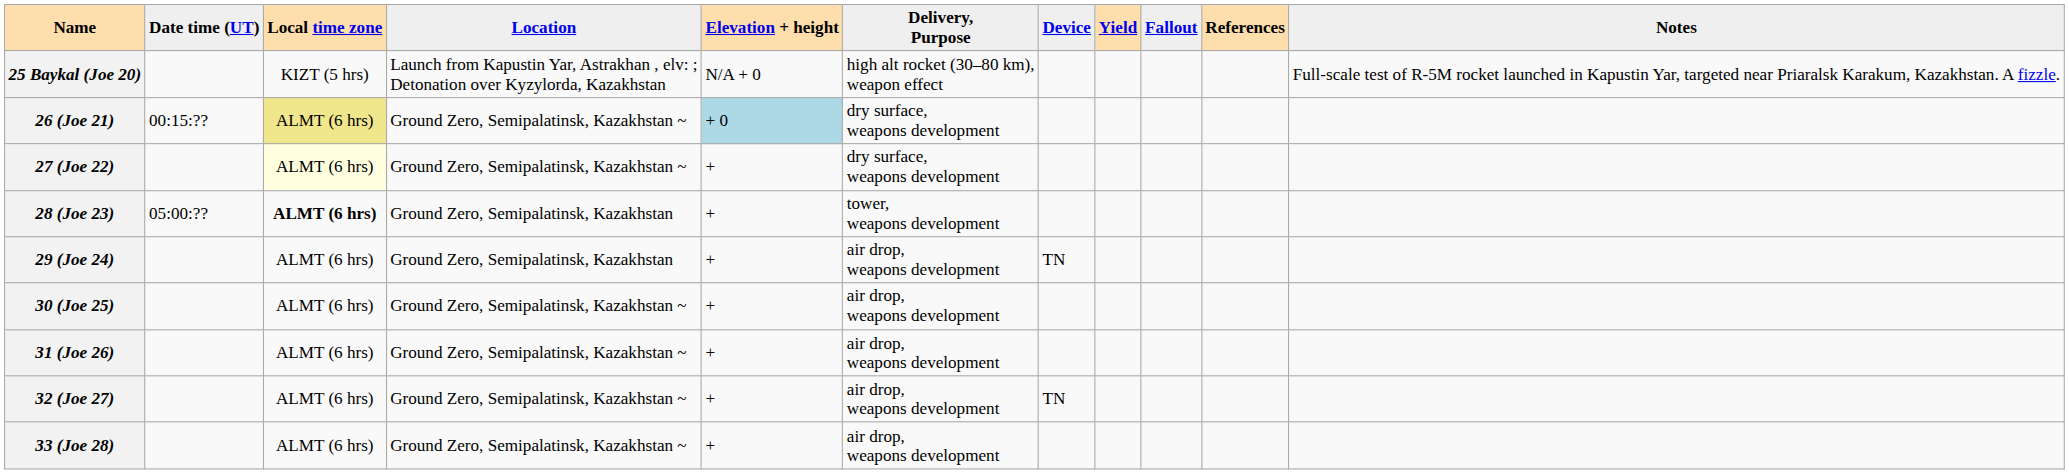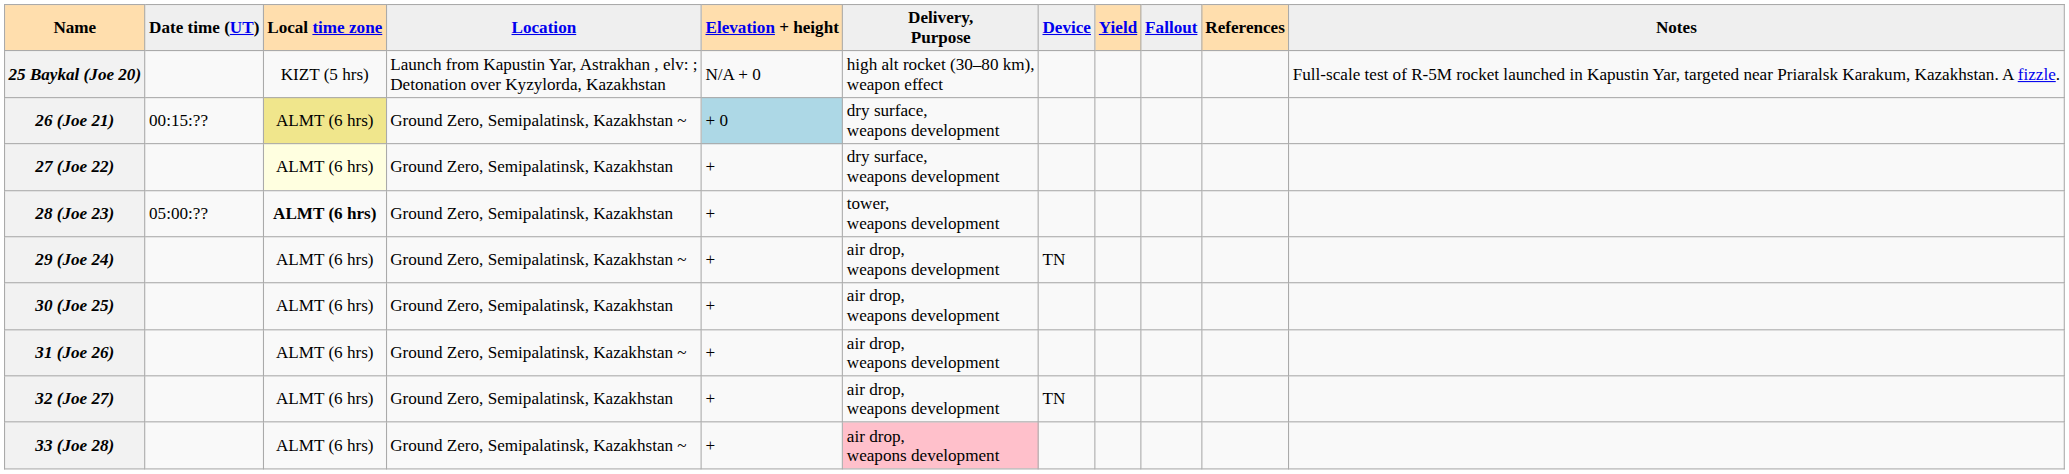(538, 166) Ground Zero, Semipalatinsk, Kazakhstan ~ -> (532, 166) Ground Zero, Semipalatinsk, Kazakhstan
(532, 259) Ground Zero, Semipalatinsk, Kazakhstan -> (538, 259) Ground Zero, Semipalatinsk, Kazakhstan ~
(538, 306) Ground Zero, Semipalatinsk, Kazakhstan ~ -> (532, 306) Ground Zero, Semipalatinsk, Kazakhstan
(538, 398) Ground Zero, Semipalatinsk, Kazakhstan ~ -> (532, 398) Ground Zero, Semipalatinsk, Kazakhstan
(923, 445) no background -> (923, 445) pink background
